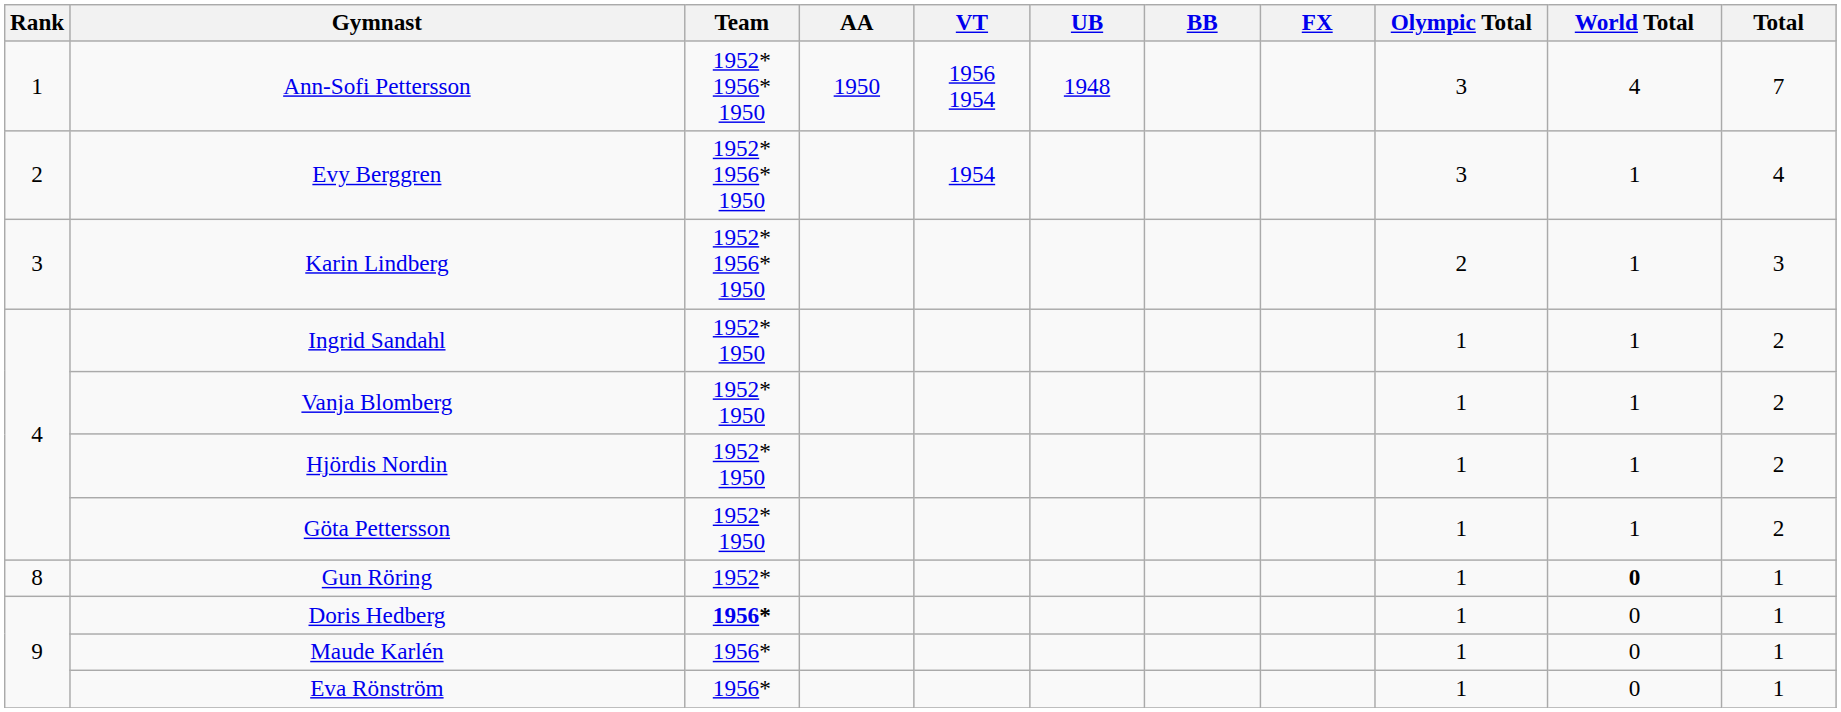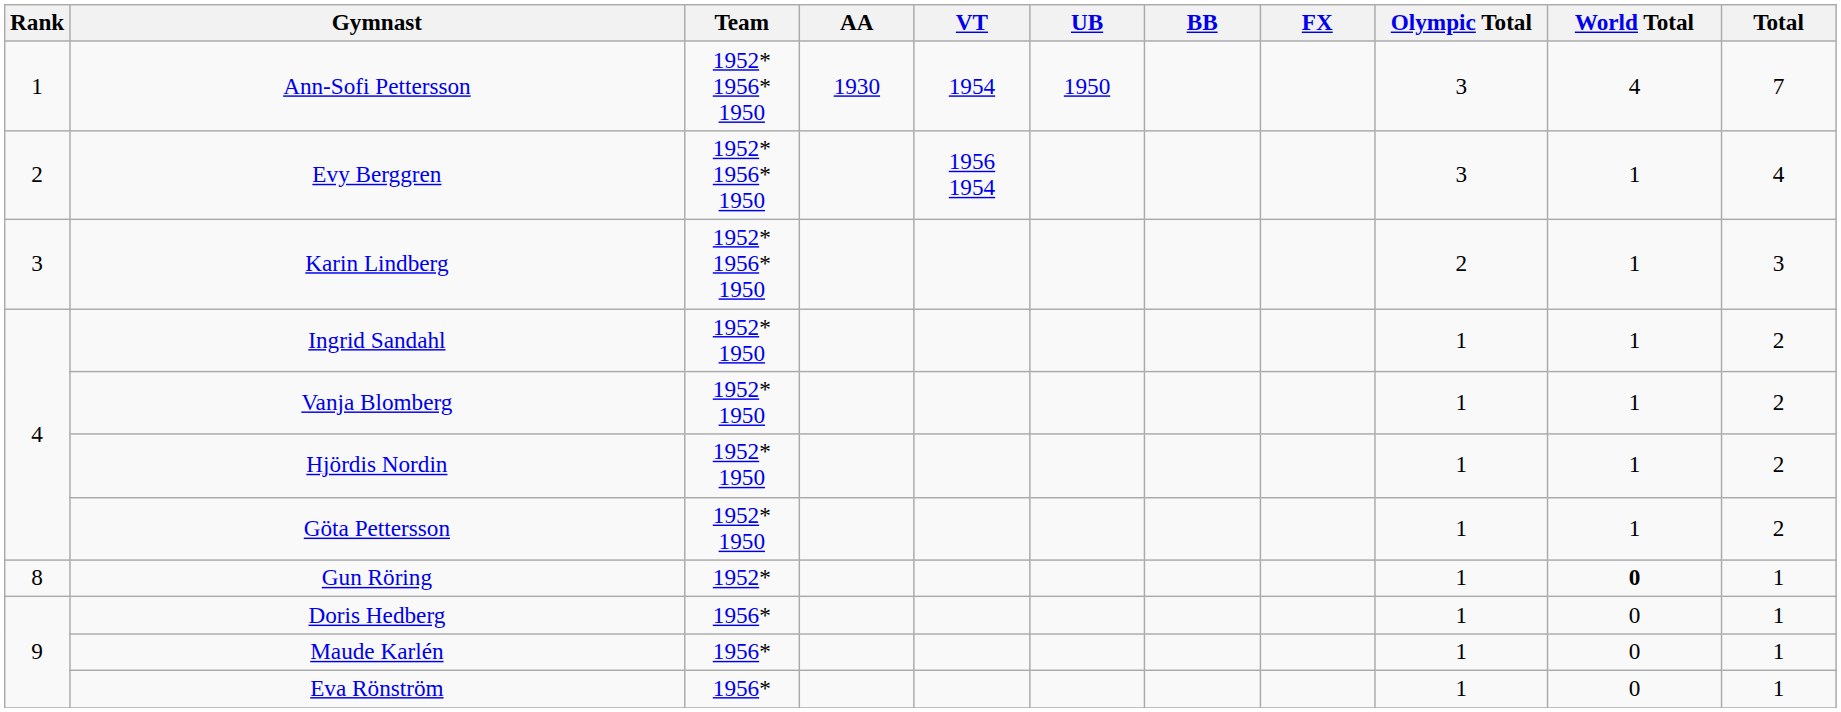(857, 85) 1950 -> (857, 85) 1930
(972, 85) 1956 1954 -> (972, 85) 1954
(1087, 85) 1948 -> (1087, 85) 1950
(972, 174) 1954 -> (972, 174) 1956 1954
(742, 615) bold -> (742, 615) normal
